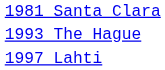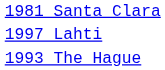rows swapped: (73, 35) <-> (54, 59)
